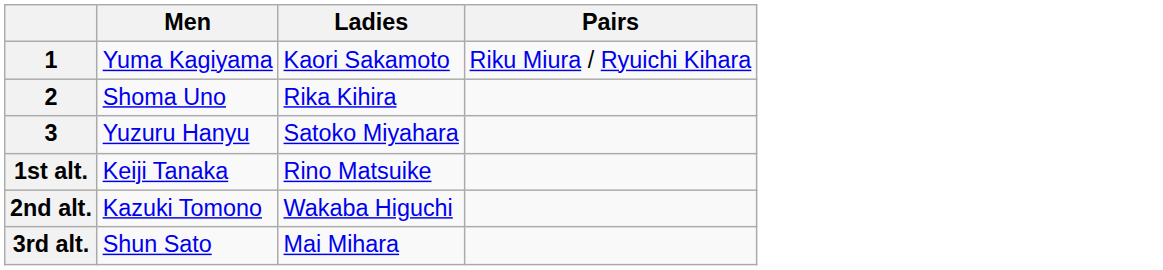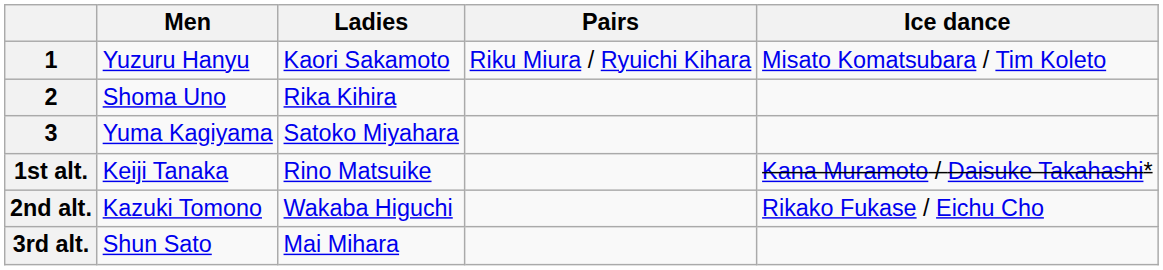+ column: (957, 23)
(188, 60) Yuma Kagiyama -> (176, 60) Yuzuru Hanyu
(176, 134) Yuzuru Hanyu -> (188, 134) Yuma Kagiyama
